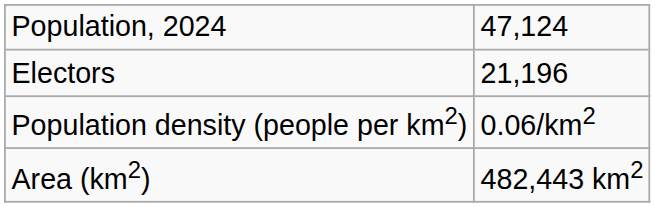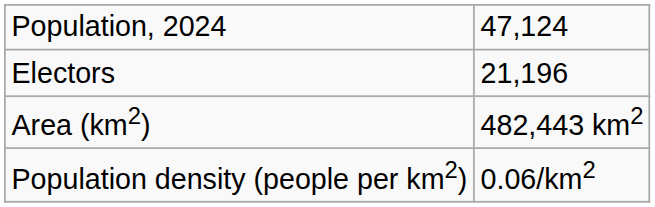rows swapped: (81, 175) <-> (239, 121)
